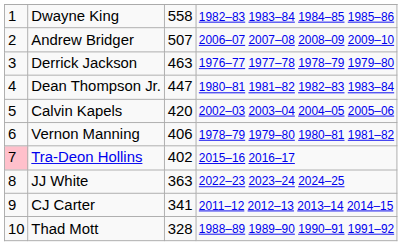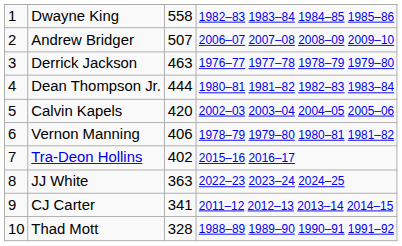(180, 87) 447 -> (180, 87) 444
(12, 157) pink background -> (12, 157) no background
